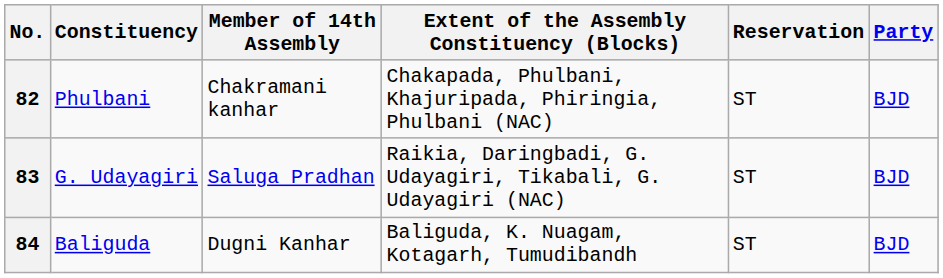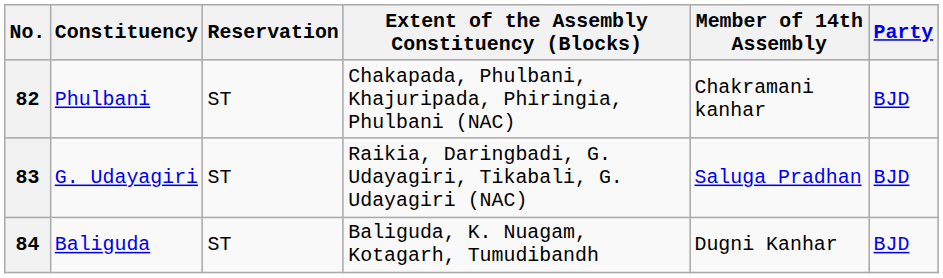columns swapped: (798, 32) <-> (292, 32)
